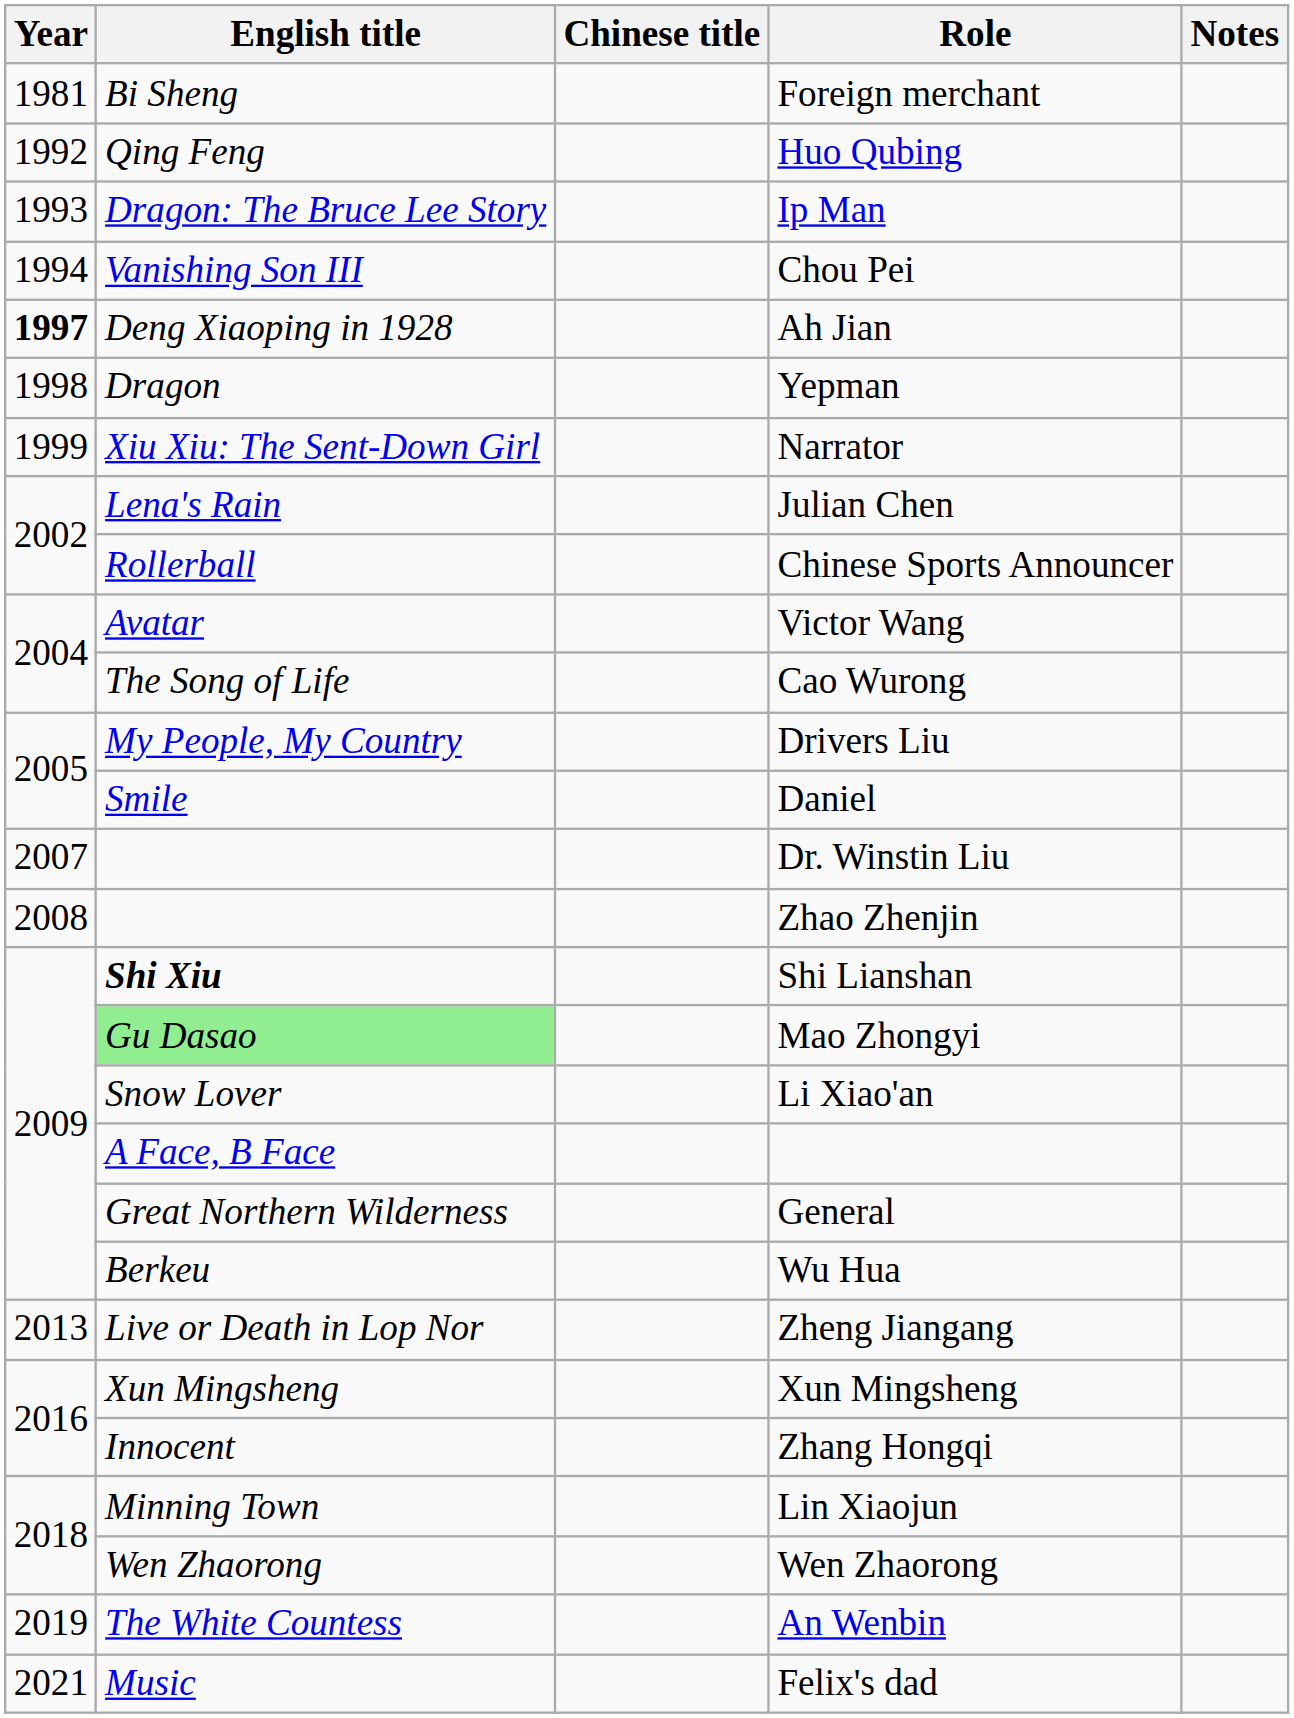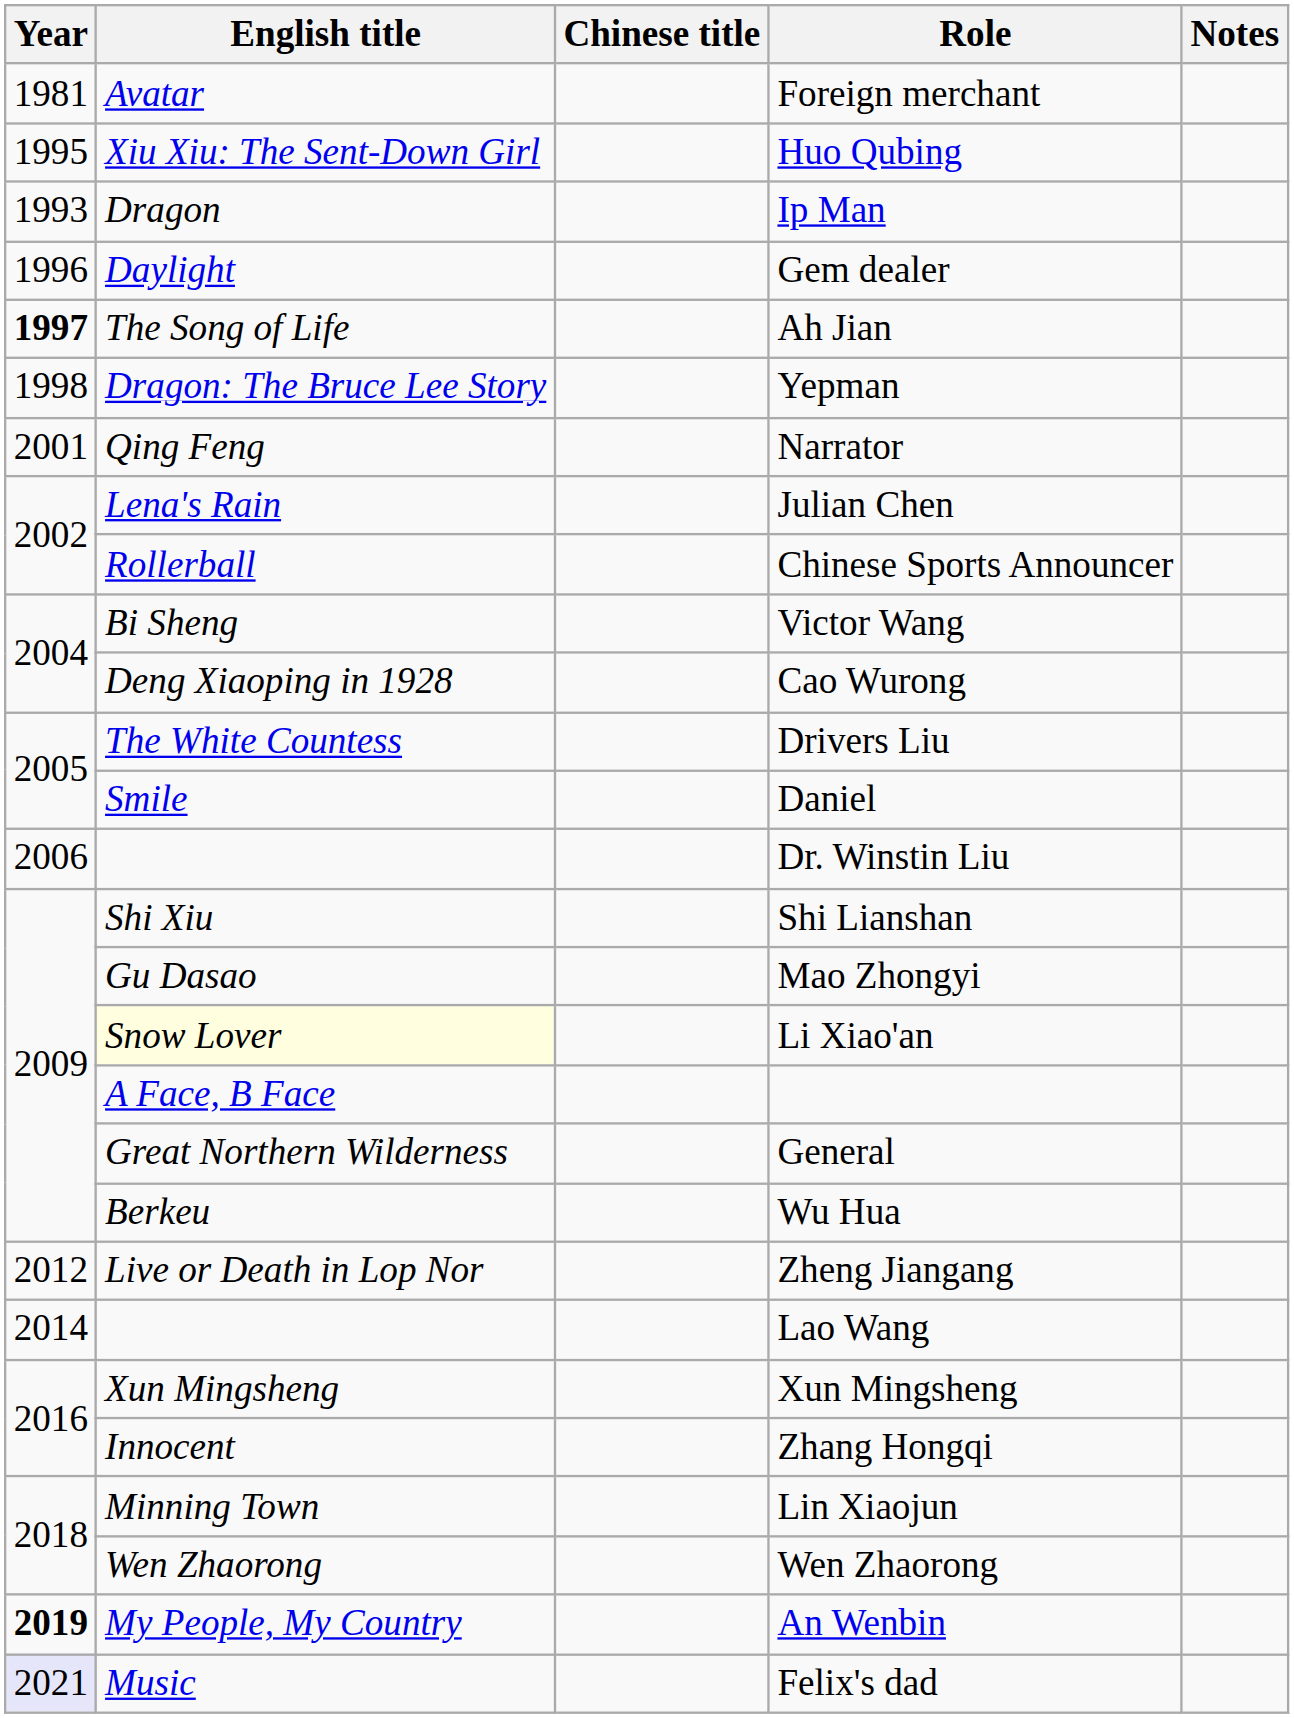(172, 92) Bi Sheng -> (155, 92) Avatar
(51, 151) 1992 -> (51, 151) 1995
(185, 151) Qing Feng -> (323, 151) Xiu Xiu: The Sent-Down Girl
(326, 210) Dragon: The Bruce Lee Story -> (163, 210) Dragon
- row: (846, 269)
+ row: (863, 269)
(279, 328) Deng Xiaoping in 1928 -> (227, 328) The Song of Life
(163, 387) Dragon -> (326, 387) Dragon: The Bruce Lee Story
(51, 446) 1999 -> (51, 446) 2001
(323, 446) Xiu Xiu: The Sent-Down Girl -> (185, 446) Qing Feng
(155, 622) Avatar -> (172, 622) Bi Sheng
(227, 681) The Song of Life -> (279, 681) Deng Xiaoping in 1928
(283, 740) My People, My Country -> (254, 740) The White Countess
(51, 858) 2007 -> (51, 858) 2006
- row: (878, 916)
(163, 975) bold -> (159, 916) normal
(181, 1034) lightgreen background -> (181, 975) no background
(193, 1093) no background -> (193, 1034) lightyellow background
(51, 1329) 2013 -> (51, 1270) 2012
+ row: (853, 1329)
(51, 1623) normal -> (51, 1623) bold
(254, 1623) The White Countess -> (283, 1623) My People, My Country
(51, 1682) no background -> (51, 1682) lavender background
